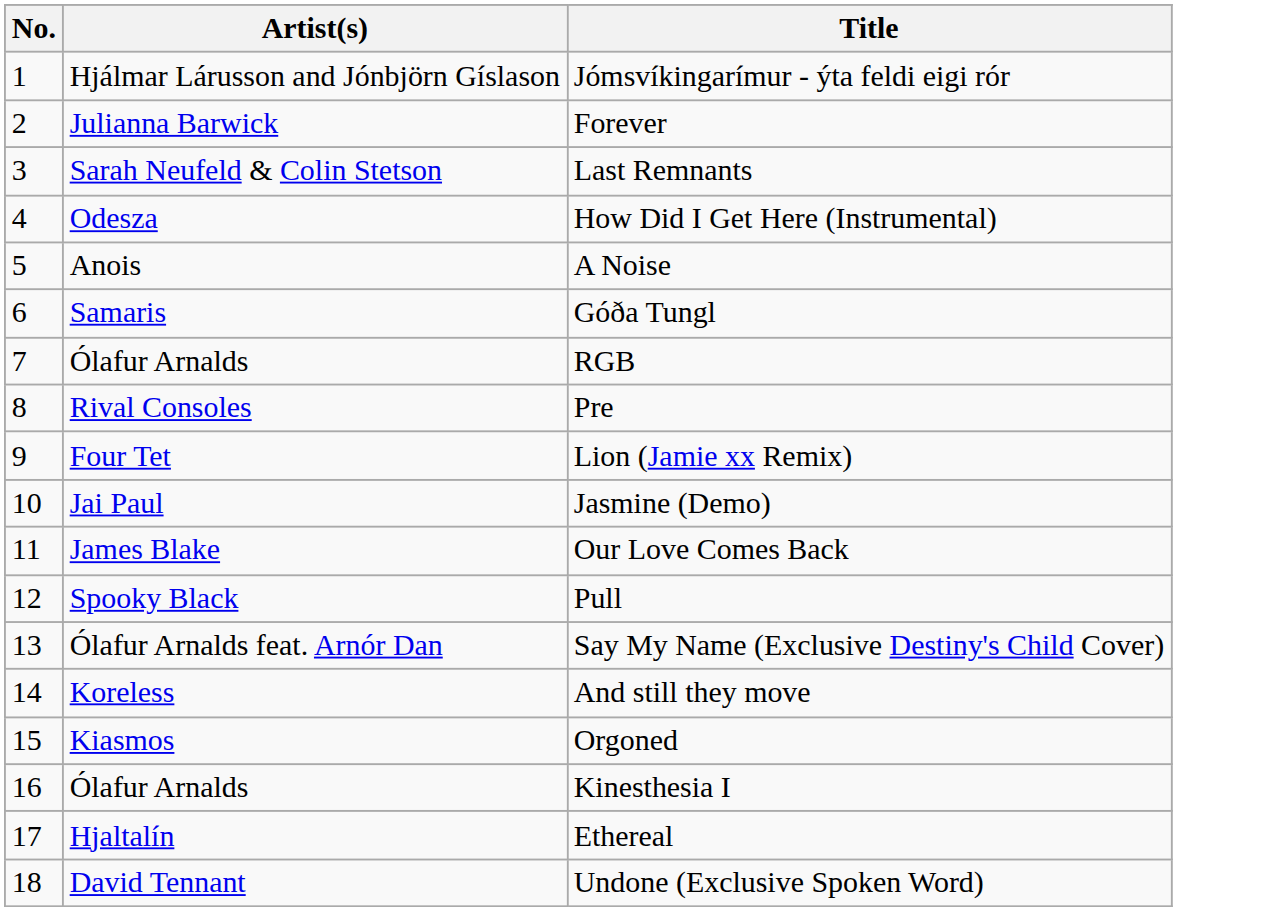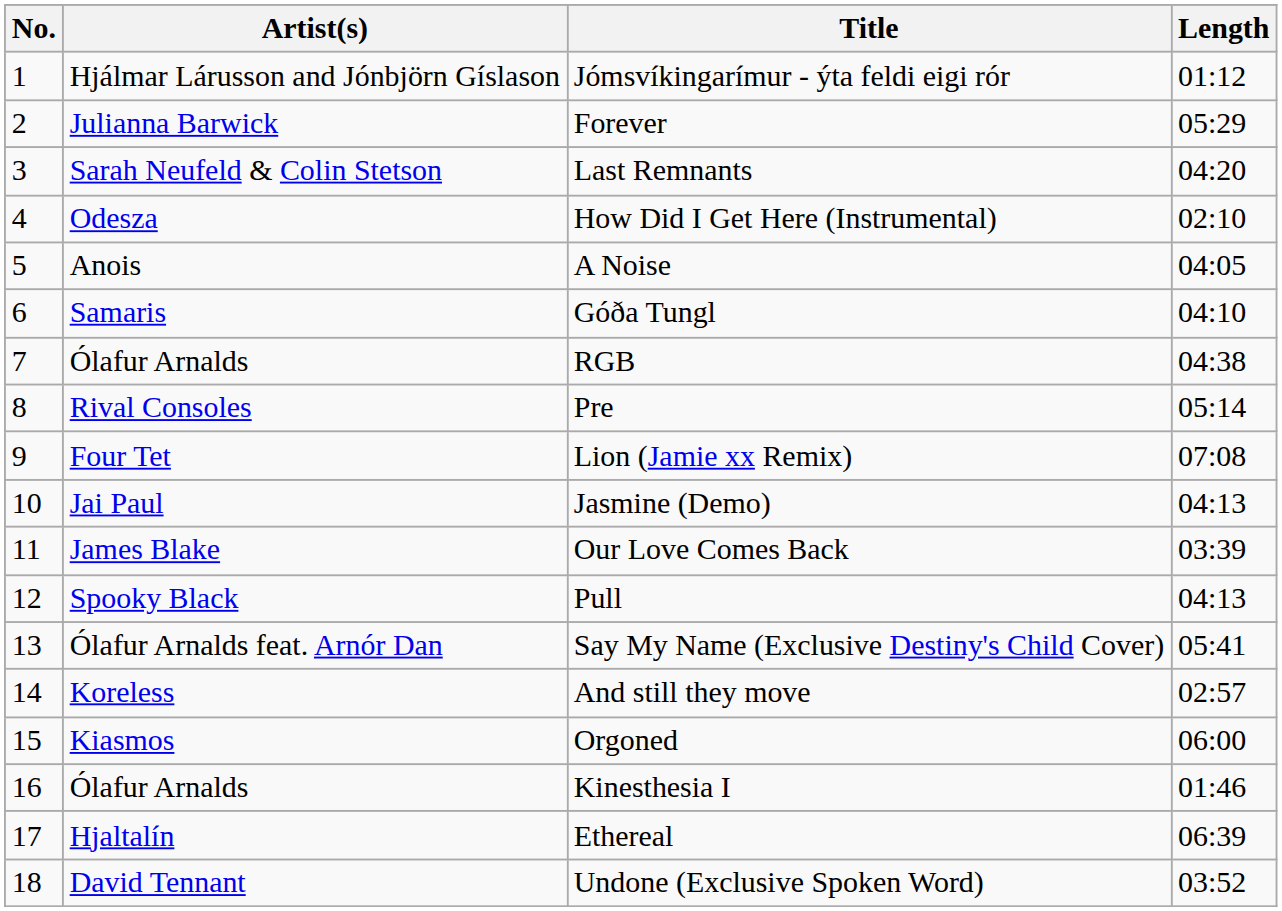+ column: (1224, 28)
